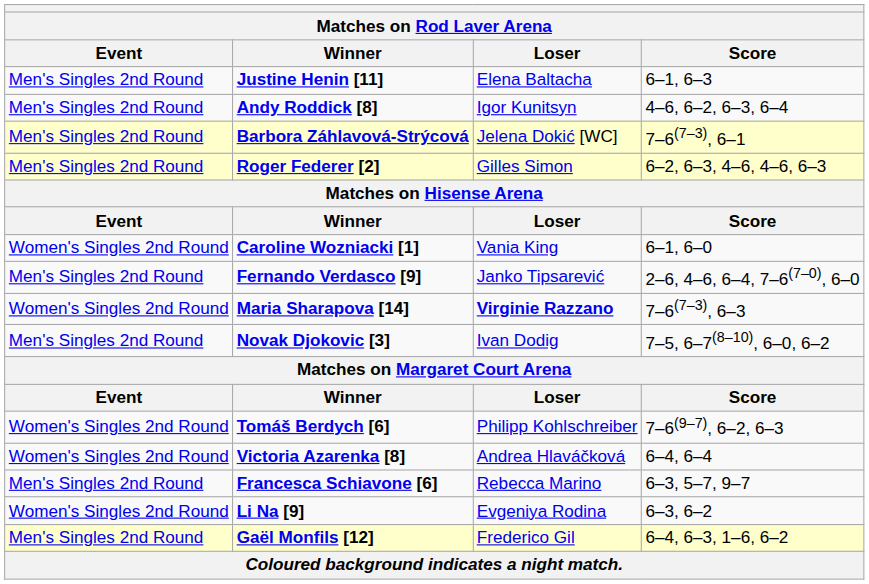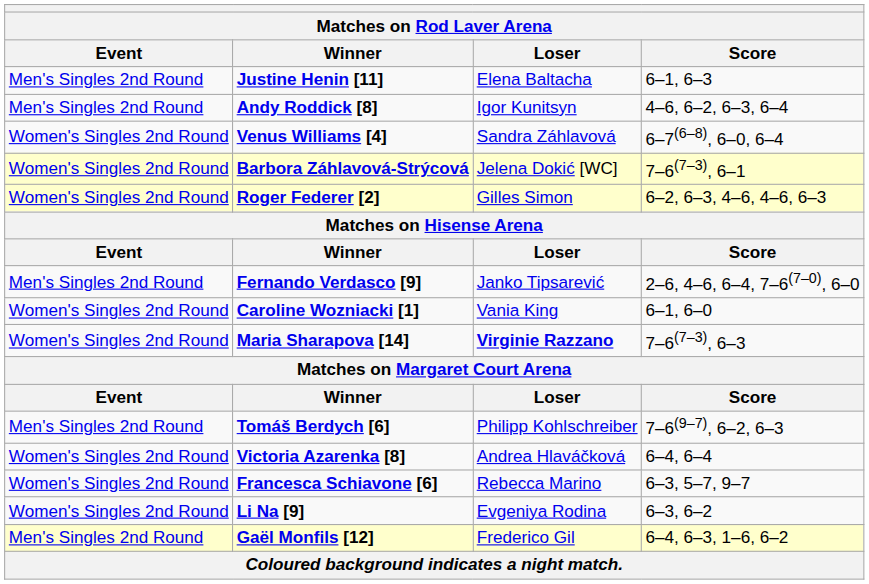+ row: (312, 136)
(106, 136) Men's Singles 2nd Round -> (119, 168) Women's Singles 2nd Round
(106, 166) Men's Singles 2nd Round -> (119, 198) Women's Singles 2nd Round
rows swapped: (328, 247) <-> (329, 277)
- row: (313, 340)
(119, 426) Women's Singles 2nd Round -> (106, 426) Men's Singles 2nd Round
(106, 483) Men's Singles 2nd Round -> (119, 483) Women's Singles 2nd Round
